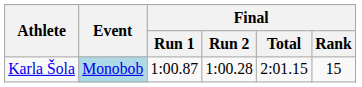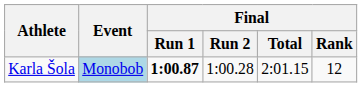(174, 69) normal -> (175, 69) bold
(333, 69) 15 -> (334, 69) 12
